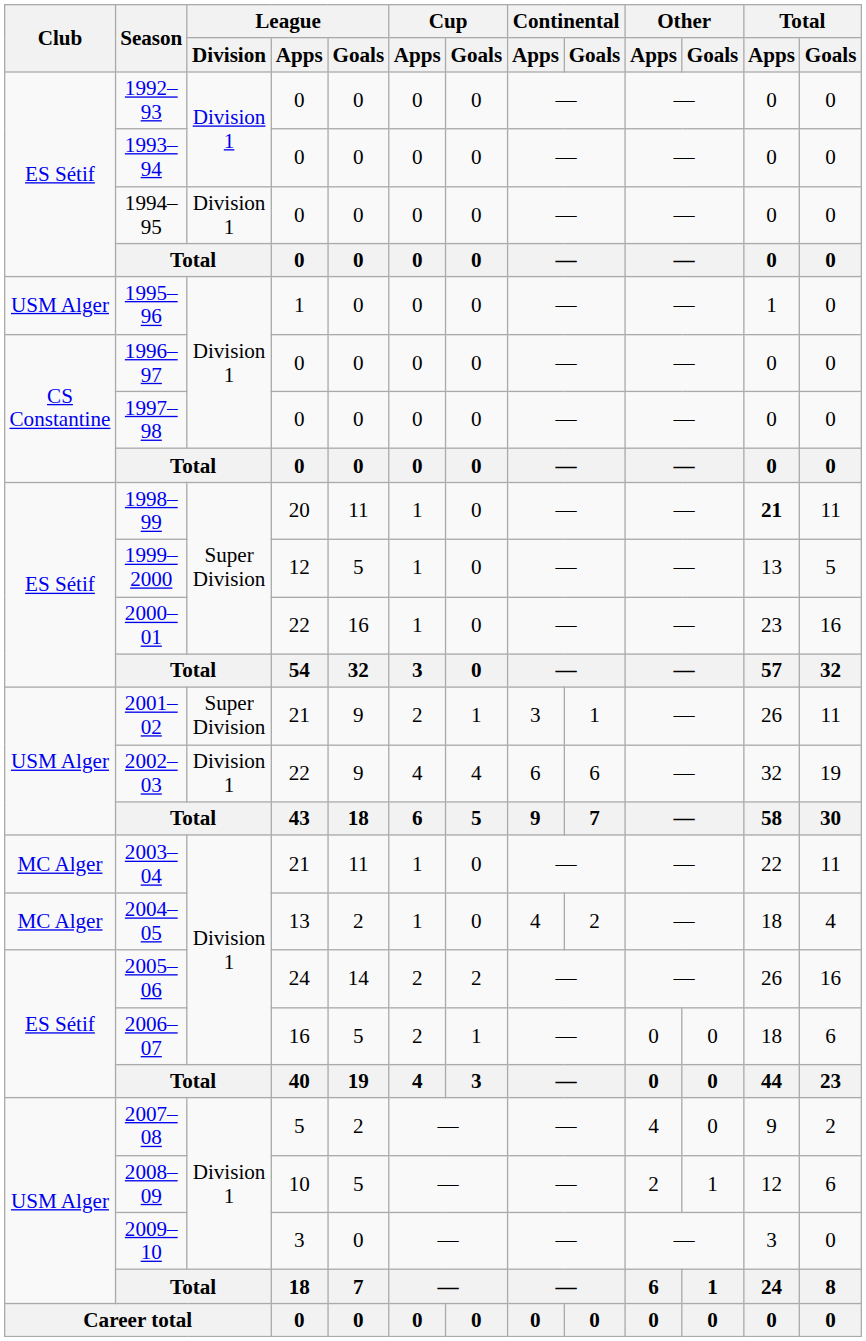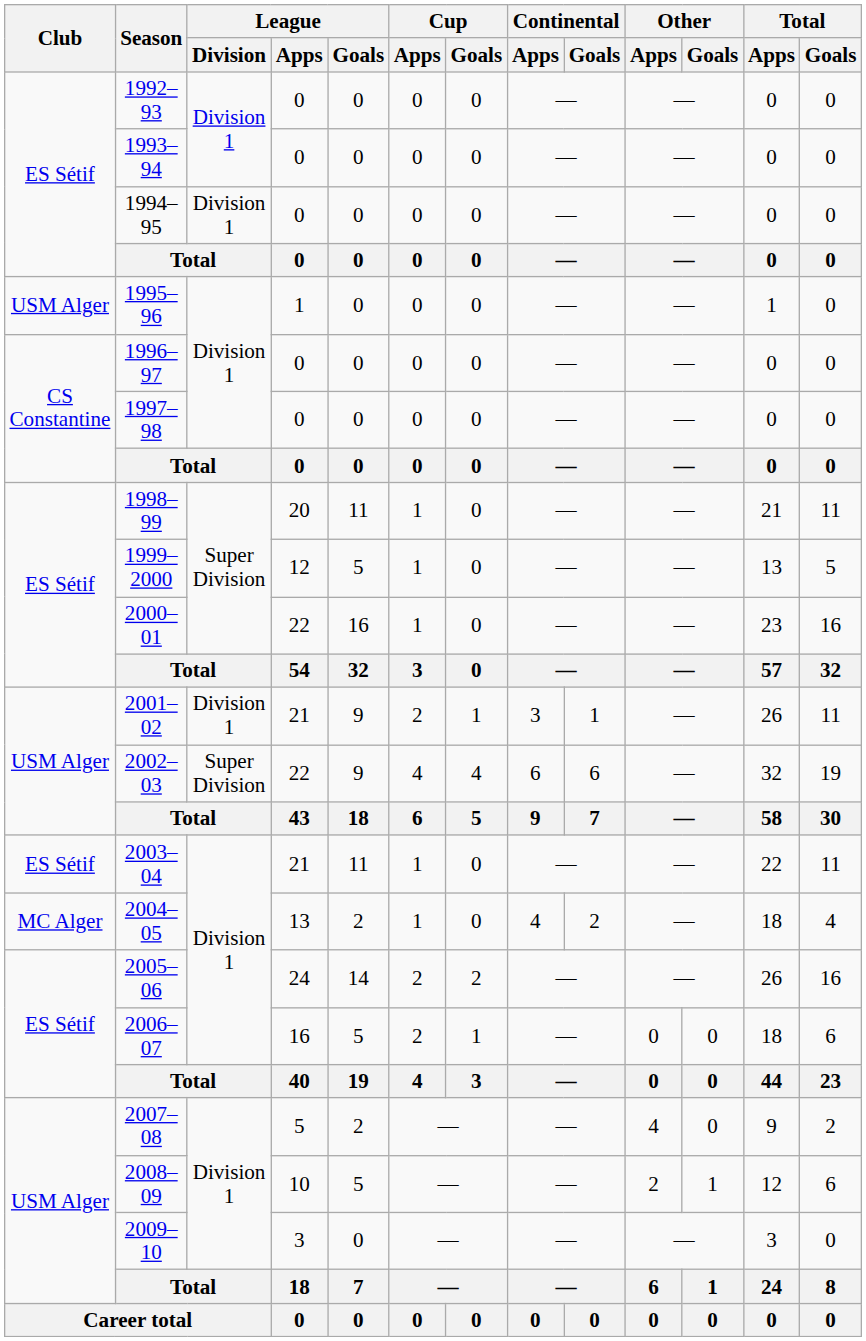(772, 510) bold -> (772, 510) normal
(229, 715) Super Division -> (229, 715) Division 1
(229, 773) Division 1 -> (229, 773) Super Division
(60, 863) MC Alger -> (60, 863) ES Sétif
